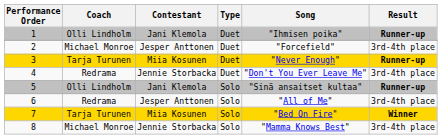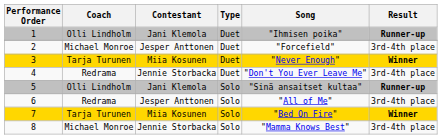(403, 60) Runner-up -> (403, 60) Winner
